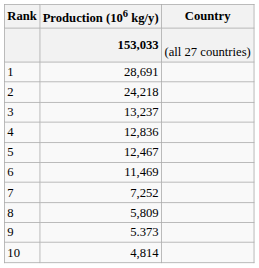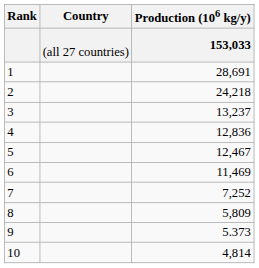columns swapped: (208, 16) <-> (101, 16)
